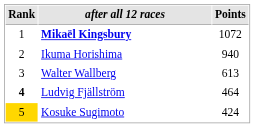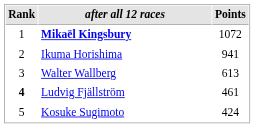(230, 54) 940 -> (230, 54) 941
(230, 93) 464 -> (230, 93) 461
(22, 112) gold background -> (22, 112) no background
